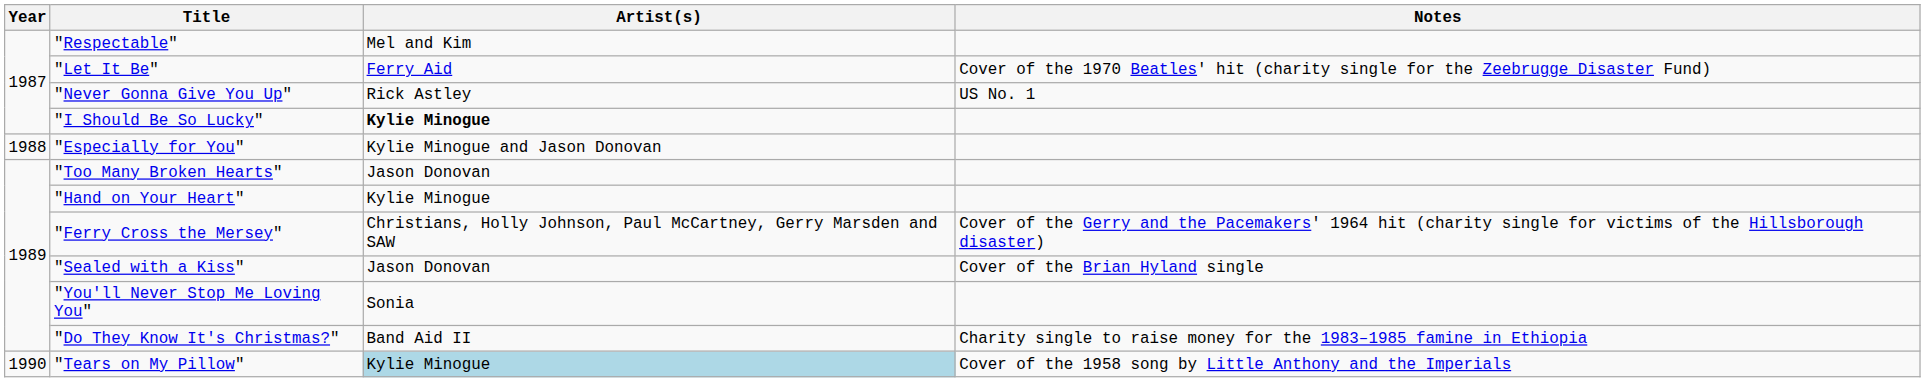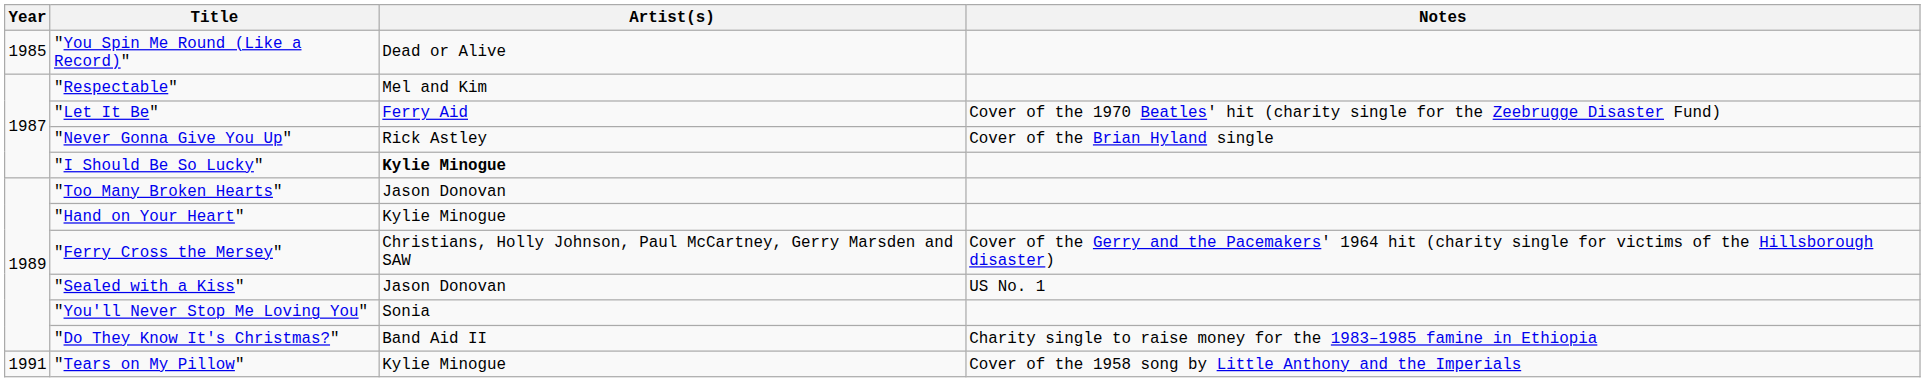+ row: (178, 53)
(997, 95) US No. 1 -> (1121, 139) Cover of the Brian Hyland single
- row: (149, 147)
(1111, 268) Cover of the Brian Hyland single -> (1007, 287) US No. 1
(27, 364) 1990 -> (27, 364) 1991
(428, 364) lightblue background -> (444, 364) no background
